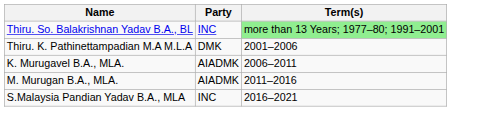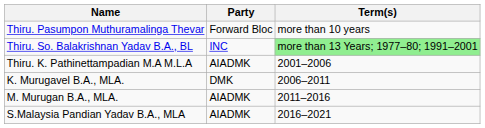+ row: (106, 30)
(210, 47) DMK -> (230, 64) AIADMK
(218, 64) AIADMK -> (221, 81) DMK
(207, 98) INC -> (230, 115) AIADMK
